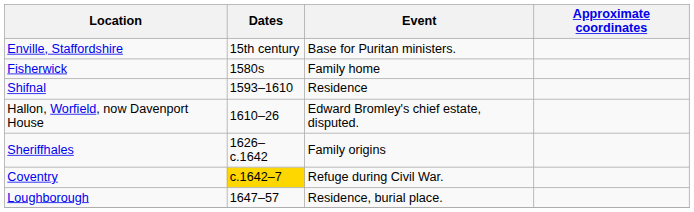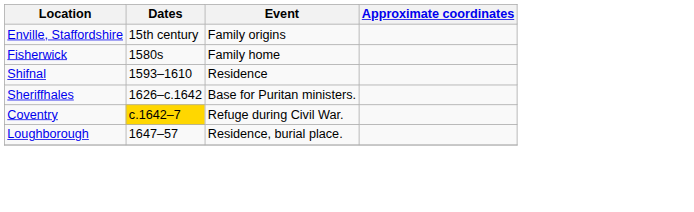(382, 48) Base for Puritan ministers. -> (247, 34) Family origins
- row: (98, 116)
(347, 150) Family origins -> (282, 94) Base for Puritan ministers.
